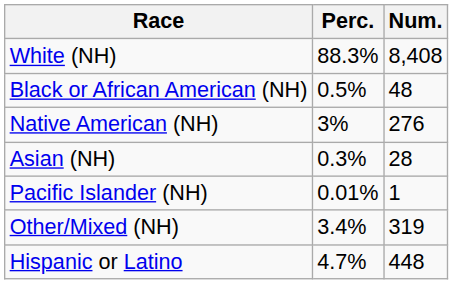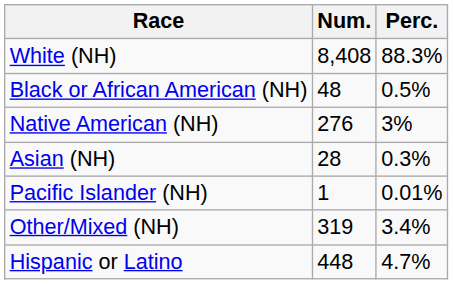columns swapped: (416, 21) <-> (348, 21)
